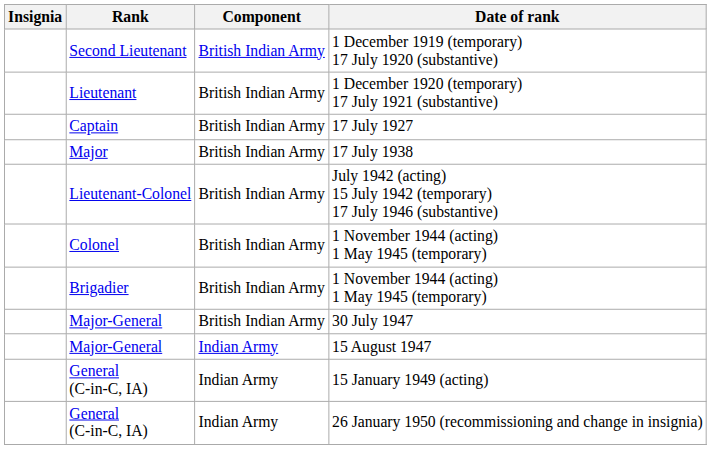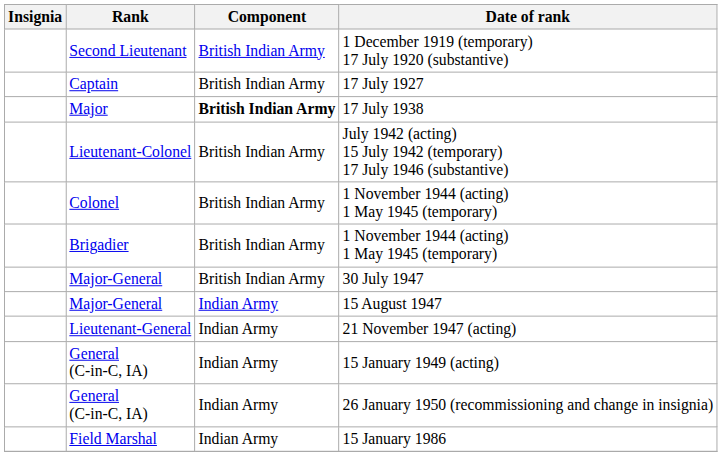- row: (103, 93)
(262, 151) normal -> (267, 109) bold
+ row: (130, 328)
+ row: (113, 438)
